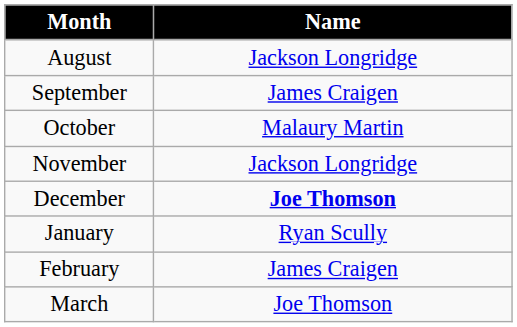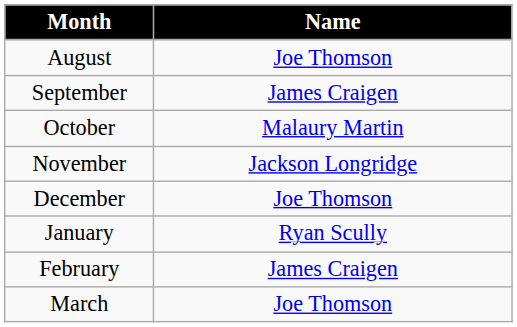(333, 57) Jackson Longridge -> (333, 57) Joe Thomson
(333, 198) bold -> (333, 198) normal
